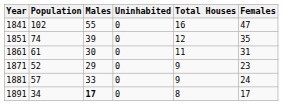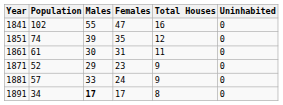columns swapped: (258, 11) <-> (143, 11)
